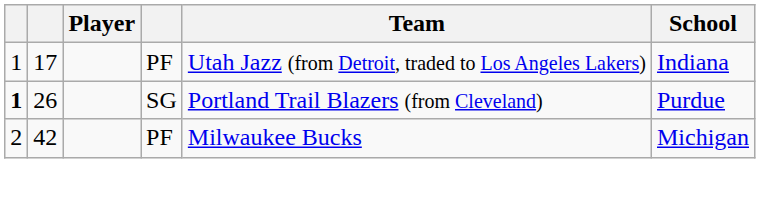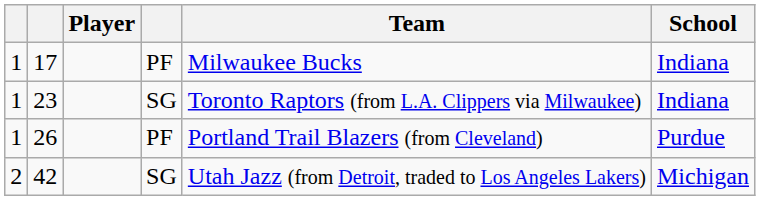(417, 61) Utah Jazz (from Detroit, traded to Los Angeles Lakers) -> (275, 61) Milwaukee Bucks
+ row: (45, 99)
(16, 99) bold -> (16, 137) normal
(161, 99) SG -> (159, 137) PF
(159, 137) PF -> (161, 175) SG
(275, 137) Milwaukee Bucks -> (417, 175) Utah Jazz (from Detroit, traded to Los Angeles Lakers)
